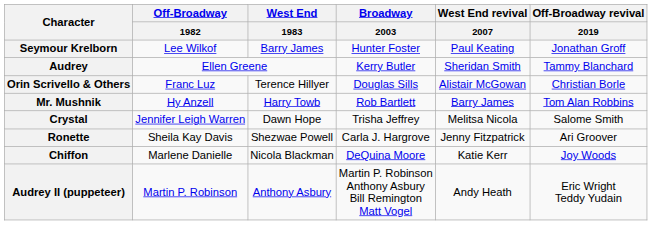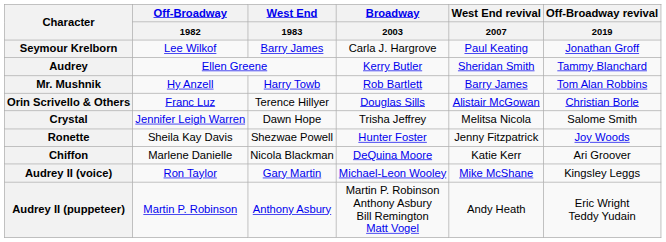(386, 48) Hunter Foster -> (393, 48) Carla J. Hargrove
rows swapped: (69, 102) <-> (69, 84)
(386, 137) Carla J. Hargrove -> (393, 137) Hunter Foster
(588, 137) Ari Groover -> (602, 137) Joy Woods
(588, 155) Joy Woods -> (602, 155) Ari Groover
+ row: (69, 173)
